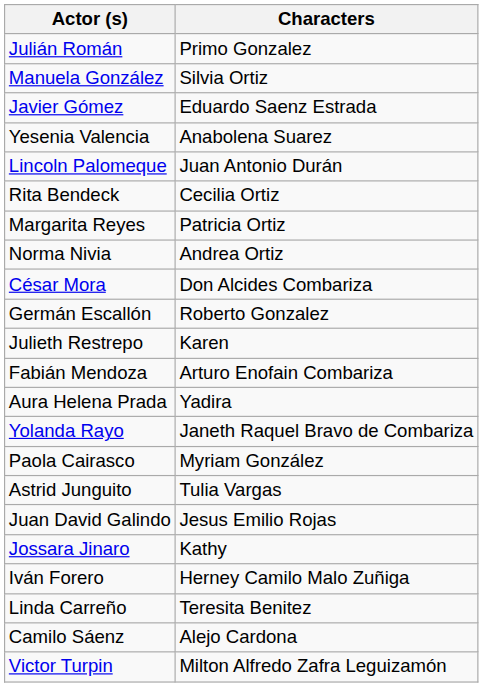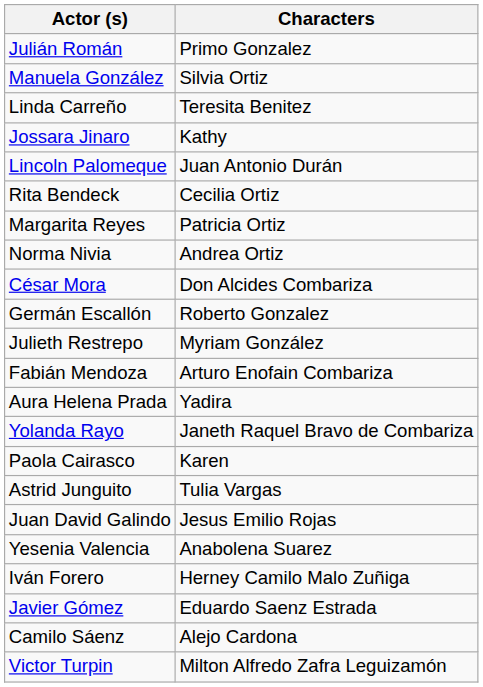rows swapped: (66, 107) <-> (68, 607)
rows swapped: (69, 549) <-> (79, 136)
(204, 343) Karen -> (252, 343) Myriam González
(252, 460) Myriam González -> (204, 460) Karen
